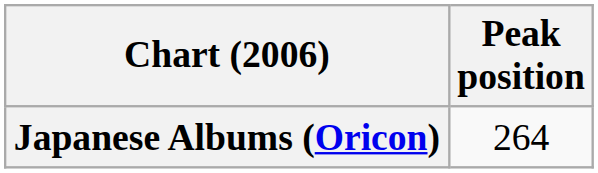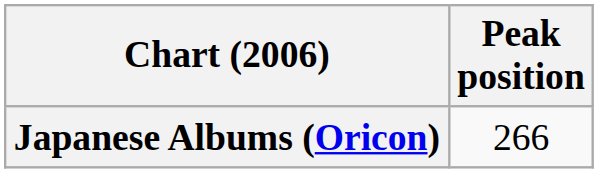(521, 136) 264 -> (521, 136) 266
